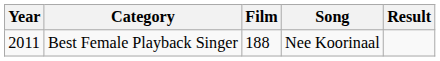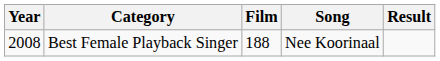(24, 42) 2011 -> (24, 42) 2008
